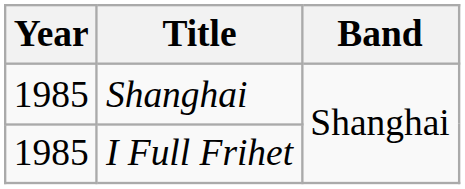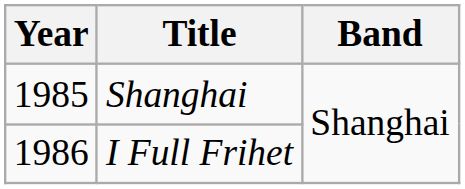(51, 152) 1985 -> (51, 152) 1986
